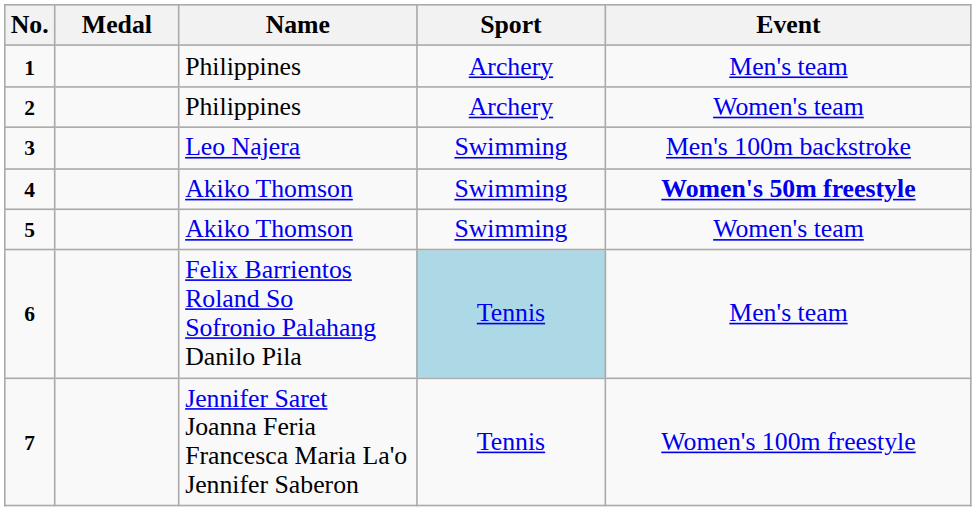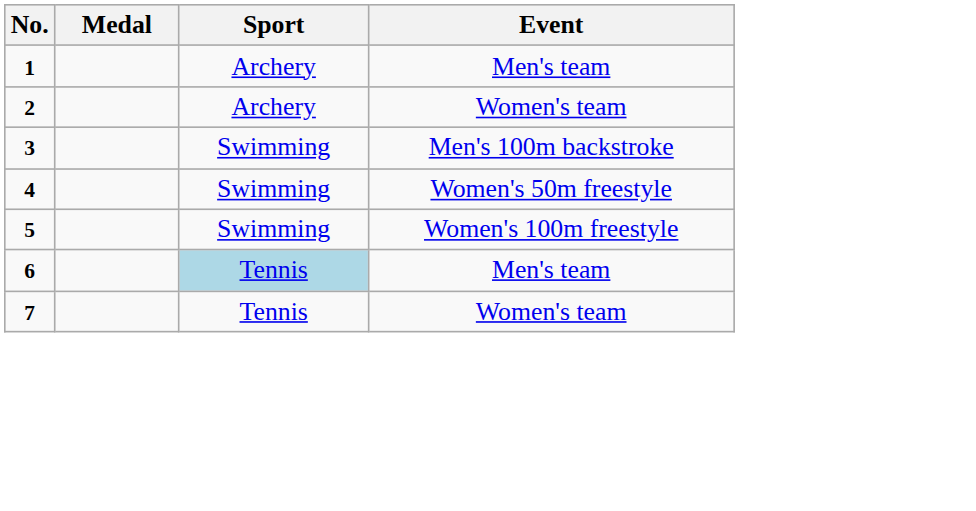- column: (298, 24)
(788, 188) bold -> (551, 188) normal
(788, 229) Women's team -> (551, 229) Women's 100m freestyle
(788, 441) Women's 100m freestyle -> (551, 310) Women's team
